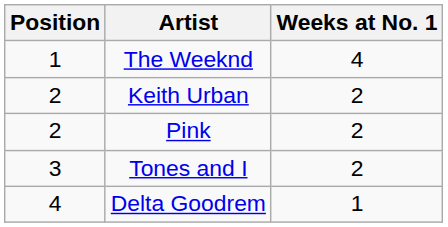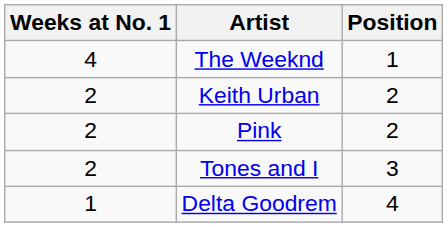columns swapped: (55, 22) <-> (357, 22)
